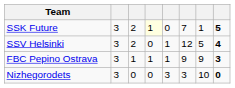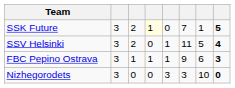(187, 43) 12 -> (187, 43) 11
(201, 59) 9 -> (201, 59) 6
